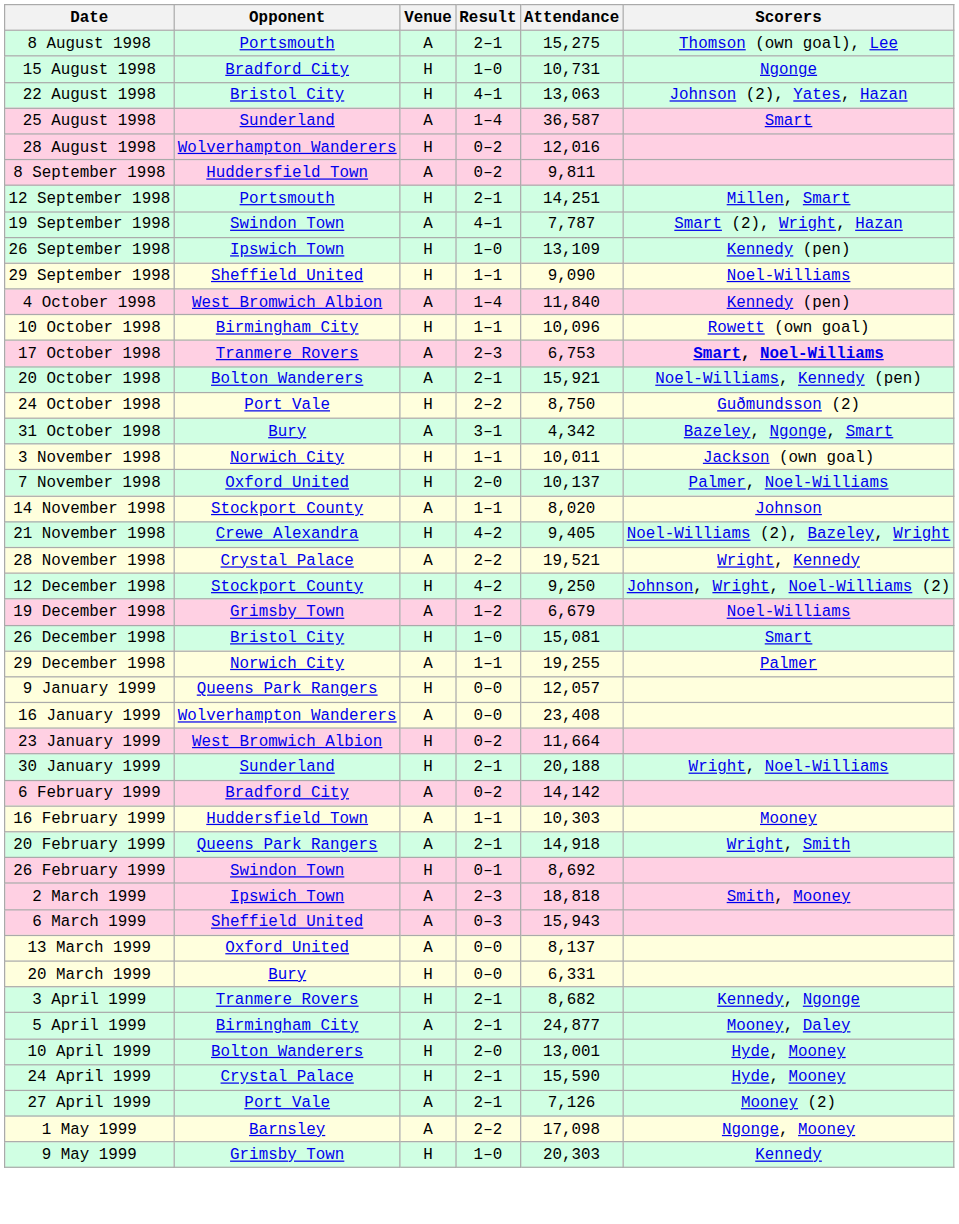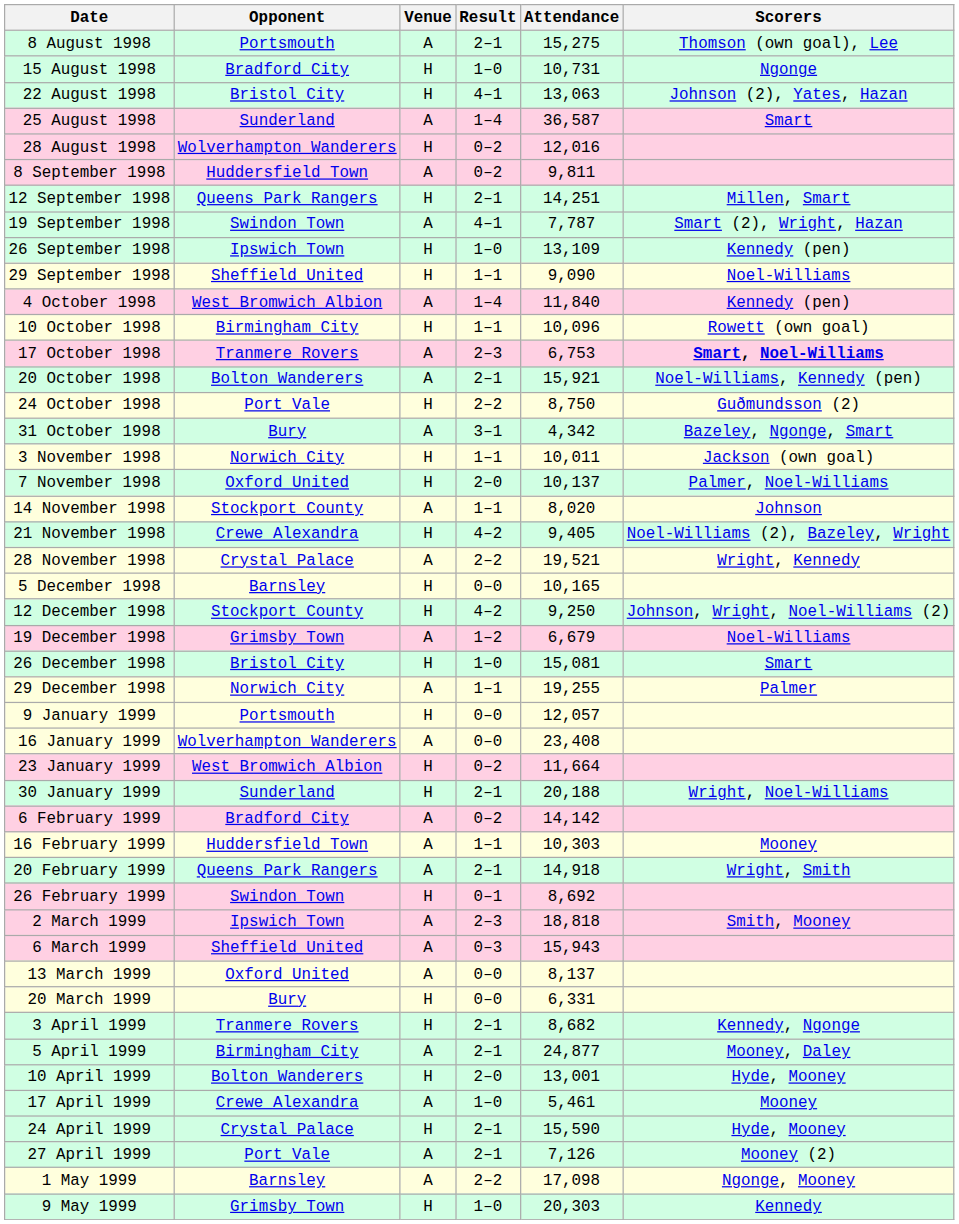(287, 198) Portsmouth -> (287, 198) Queens Park Rangers
+ row: (89, 586)
(287, 690) Queens Park Rangers -> (287, 715) Portsmouth
+ row: (89, 1103)
